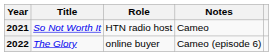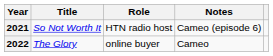(193, 28) Cameo -> (219, 28) Cameo (episode 6)
(219, 43) Cameo (episode 6) -> (193, 43) Cameo
